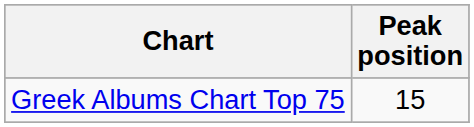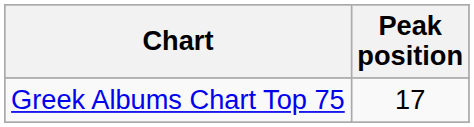(410, 99) 15 -> (410, 99) 17
